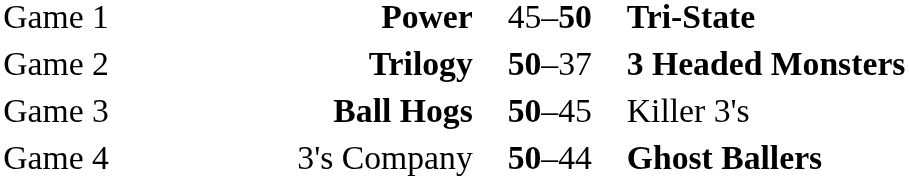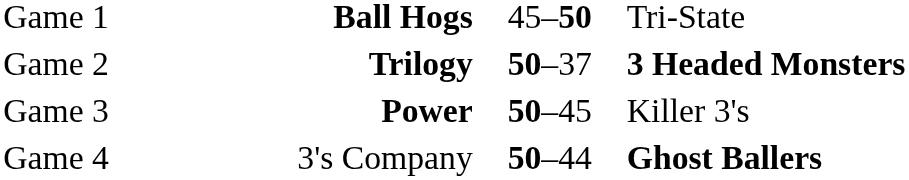(427, 16) Power -> (403, 16) Ball Hogs
(691, 16) bold -> (686, 16) normal
(403, 110) Ball Hogs -> (427, 110) Power
